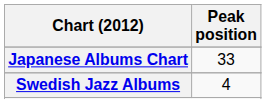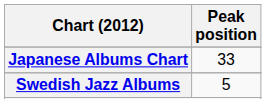(226, 85) 4 -> (226, 85) 5
